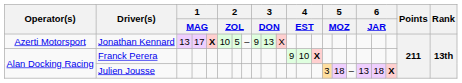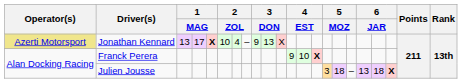(50, 41) no background -> (50, 41) khaki background
(237, 41) 5 -> (237, 41) 4
